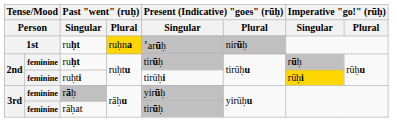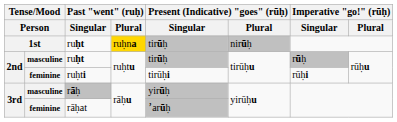(155, 45) ʼarūḥ -> (158, 43) tirūḥ
(43, 62) feminine -> (45, 60) masculine
(296, 77) gold background -> (300, 75) no background
(43, 94) feminine -> (45, 91) masculine
(153, 109) tirūḥ -> (159, 108) ʼarūḥ
